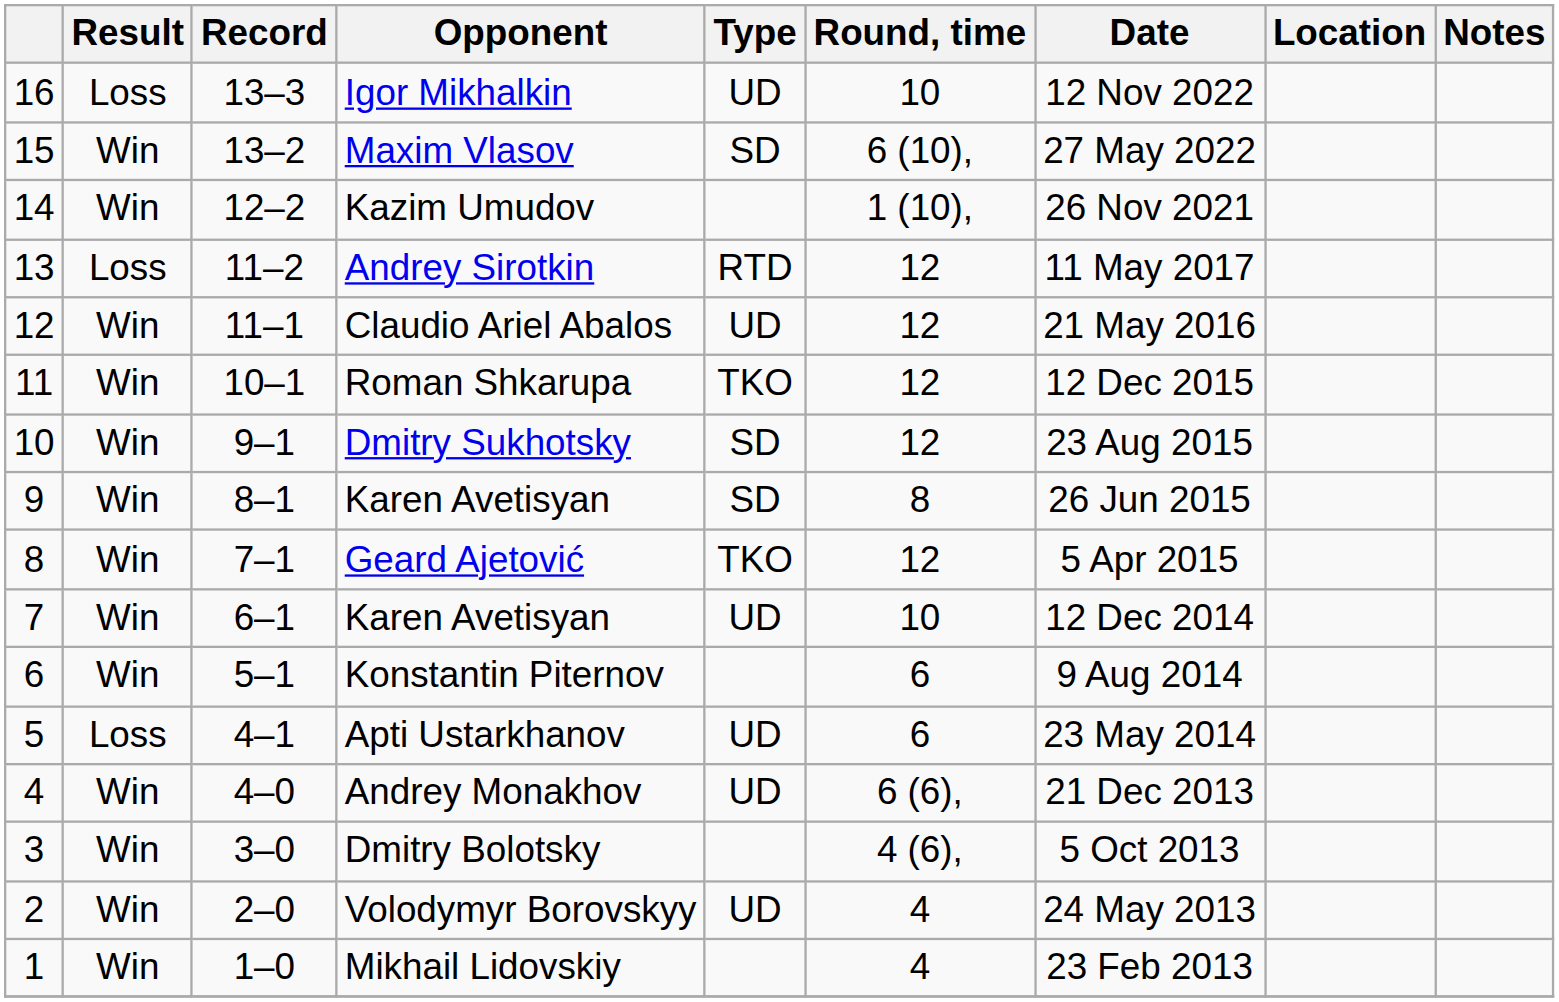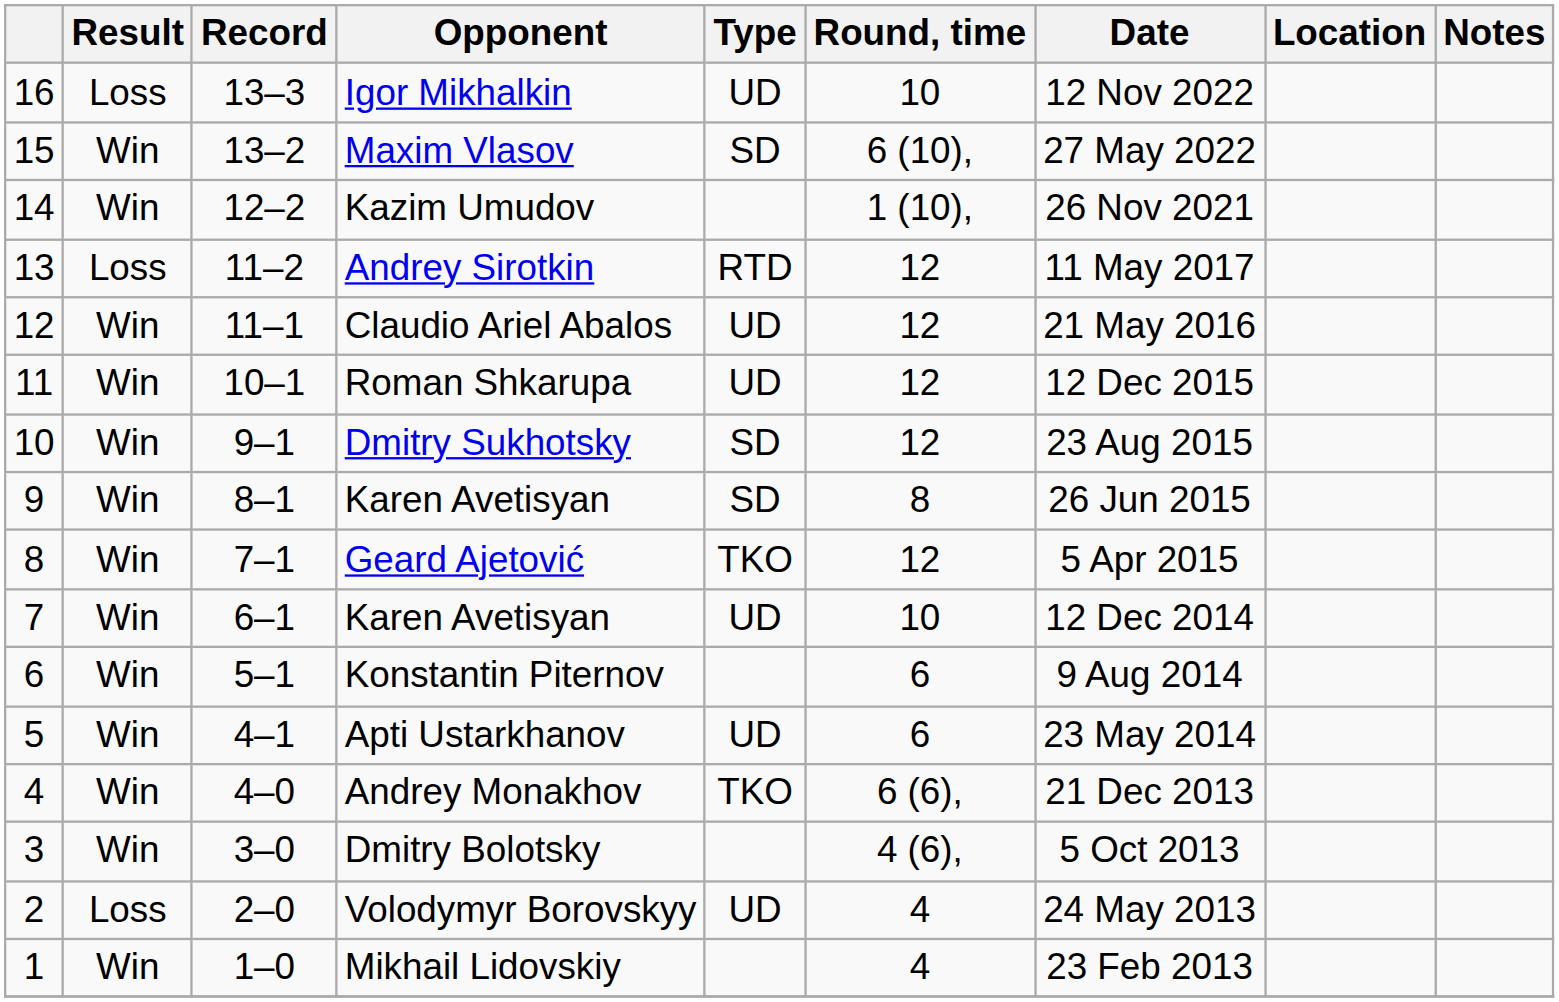(755, 383) TKO -> (755, 383) UD
(128, 734) Loss -> (128, 734) Win
(755, 792) UD -> (755, 792) TKO
(128, 909) Win -> (128, 909) Loss
